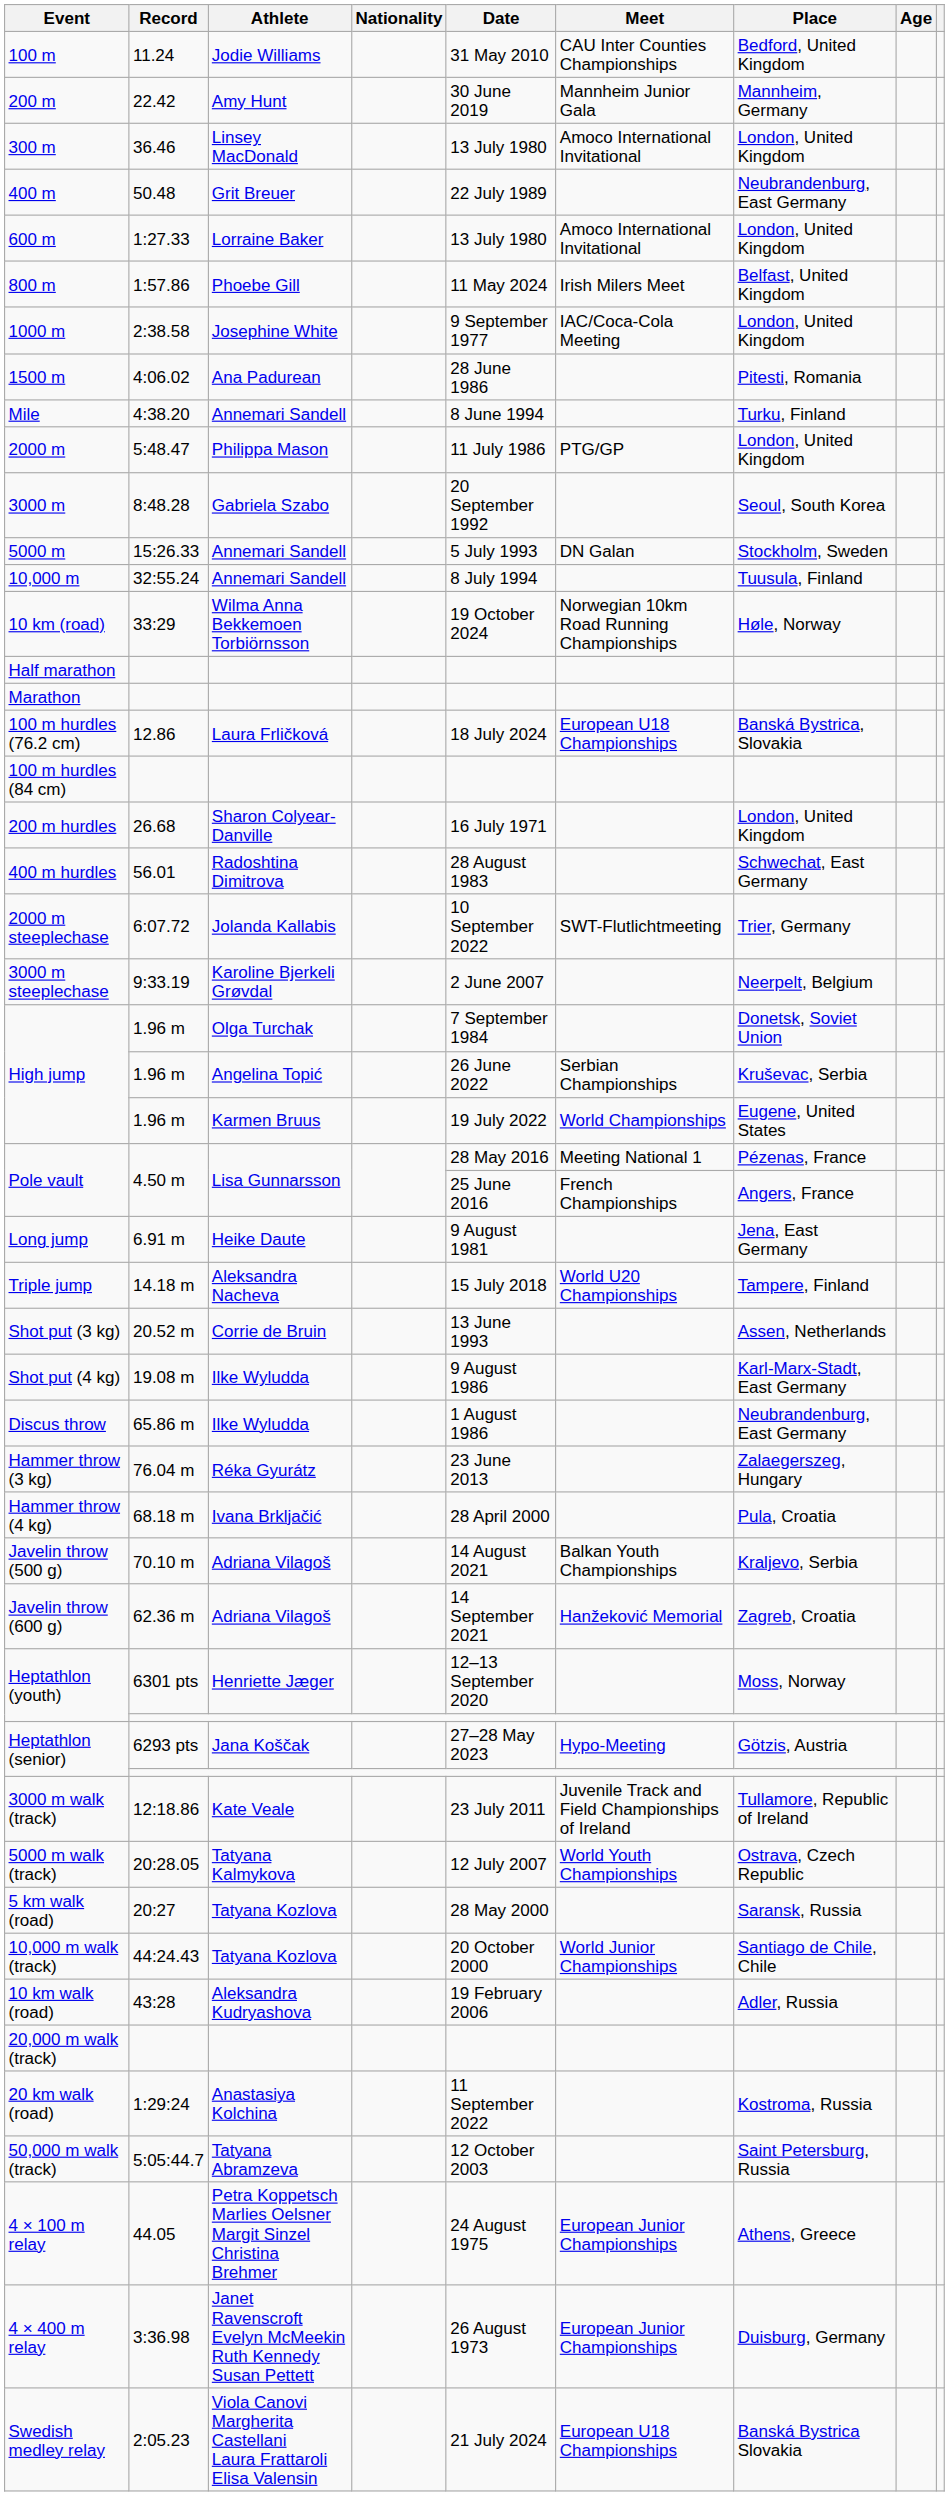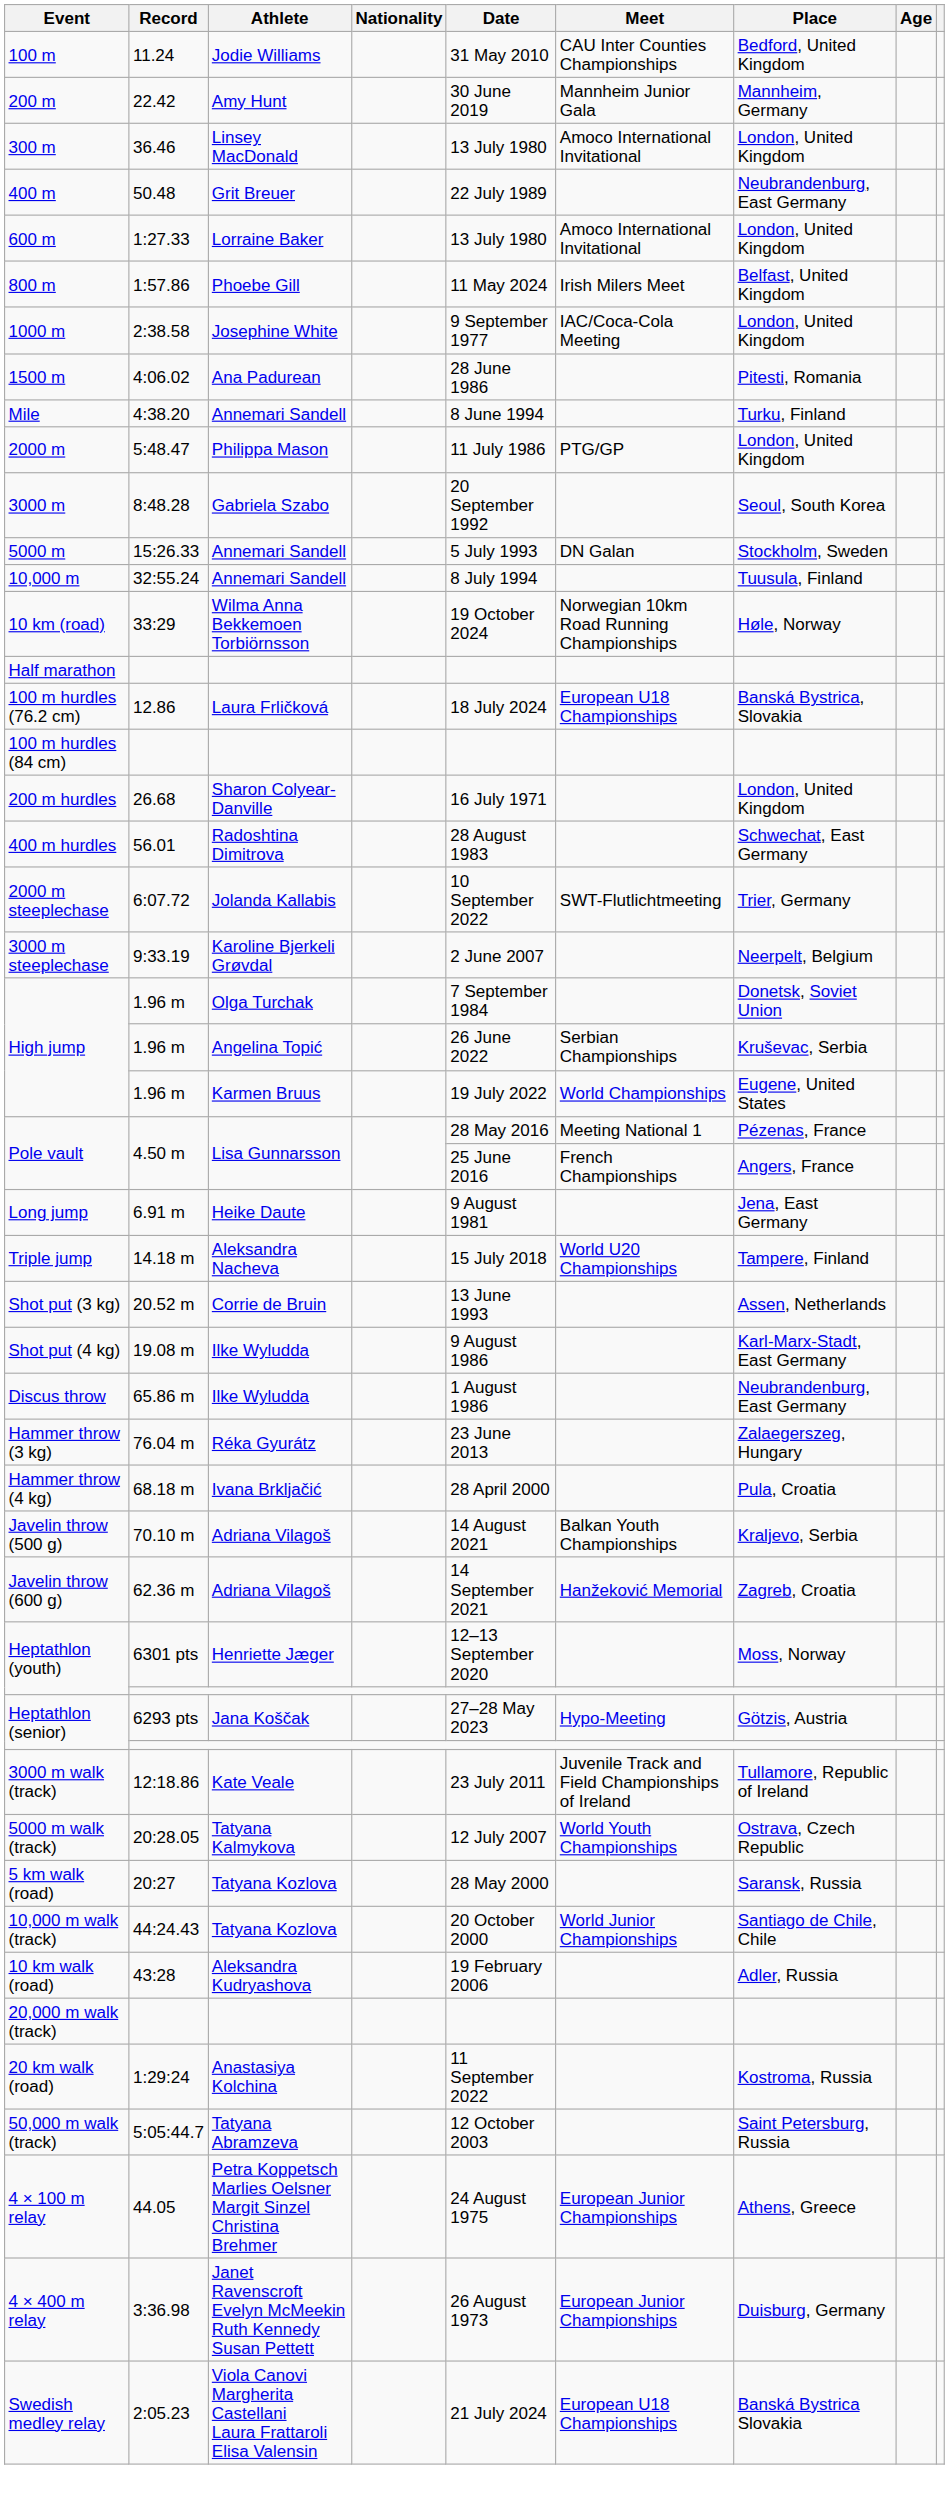- row: (44, 697)
